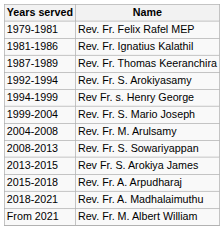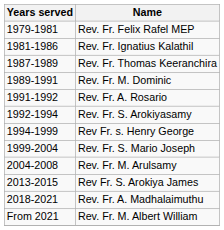+ row: (125, 81)
+ row: (122, 98)
- row: (138, 149)
- row: (130, 183)
